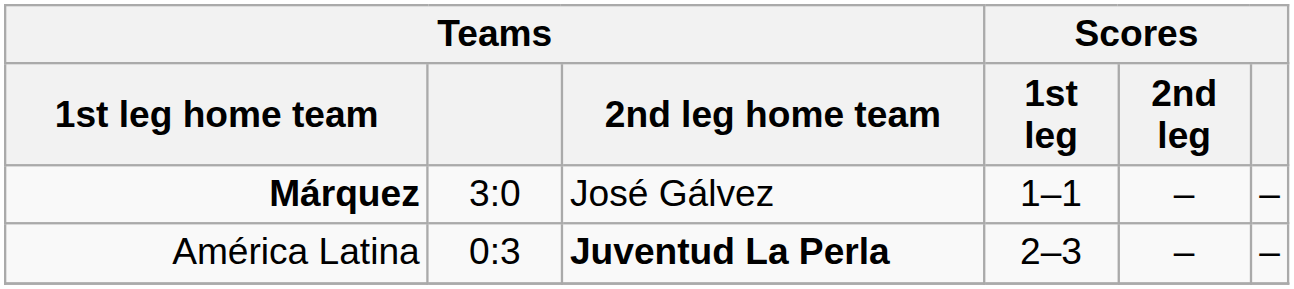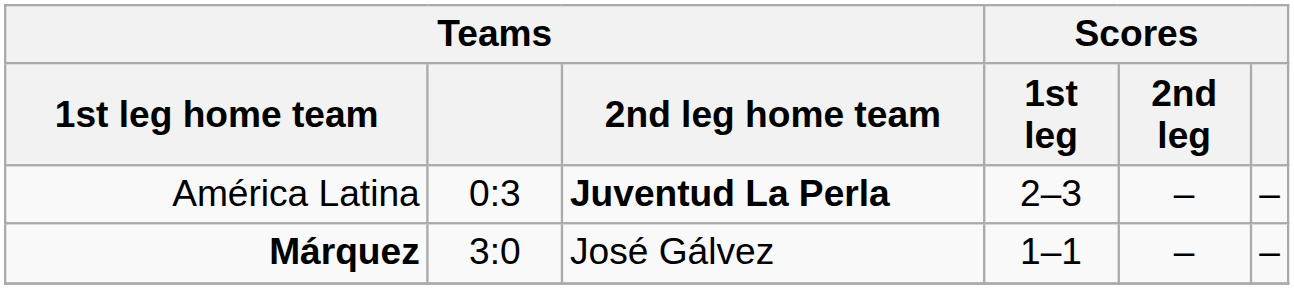rows swapped: (296, 252) <-> (344, 193)
